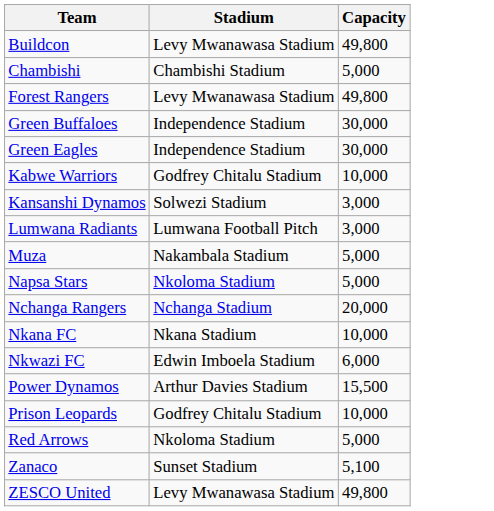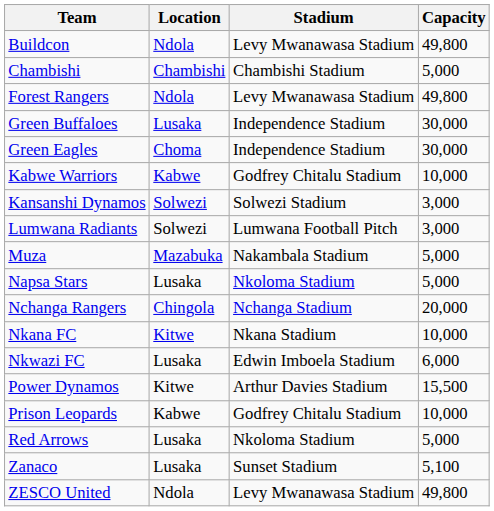+ column: (189, 17)
